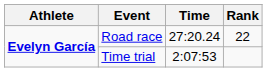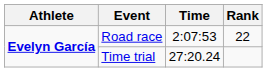(194, 36) 27:20.24 -> (194, 36) 2:07:53
(194, 57) 2:07:53 -> (194, 57) 27:20.24
